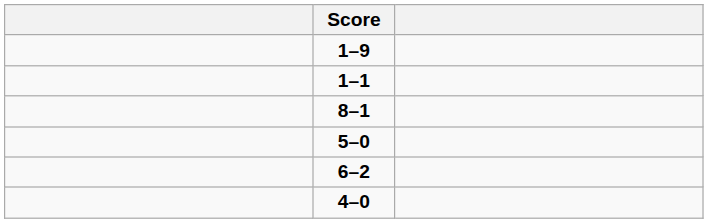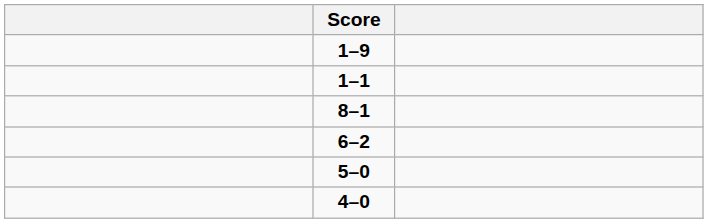rows swapped: (354, 141) <-> (354, 171)
